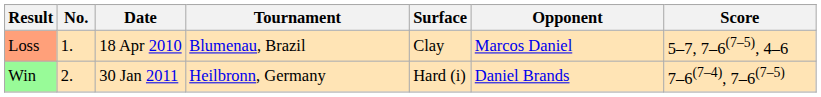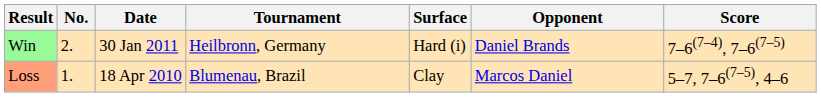rows swapped: (24, 45) <-> (22, 76)
